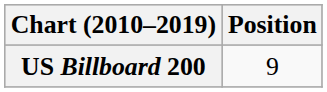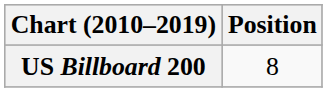(272, 65) 9 -> (272, 65) 8
